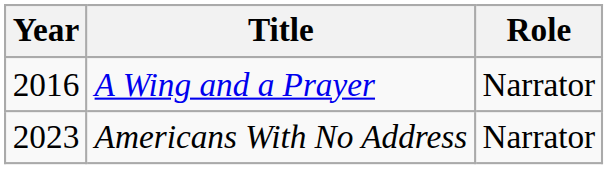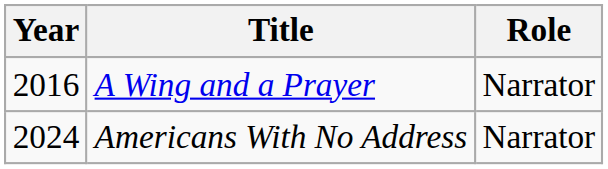(46, 136) 2023 -> (46, 136) 2024
